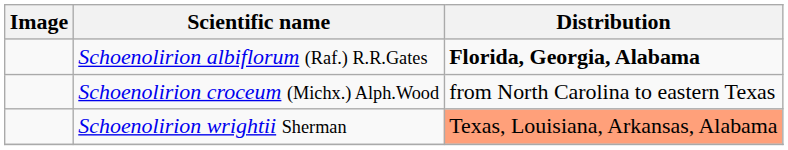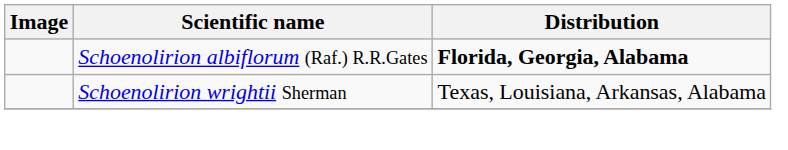- row: (259, 91)
(613, 126) lightsalmon background -> (602, 91) no background
